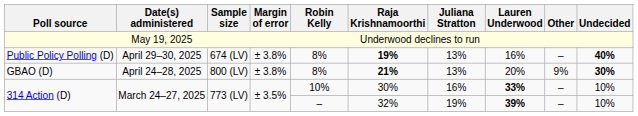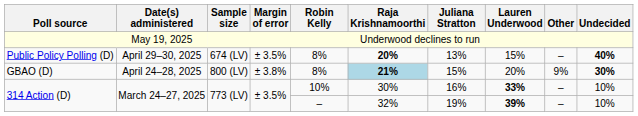(270, 56) ± 3.8% -> (270, 56) ± 3.5%
(388, 56) 19% -> (388, 56) 20%
(515, 56) 16% -> (515, 56) 15%
(388, 72) no background -> (388, 72) lightblue background
(456, 72) 13% -> (456, 72) 15%
